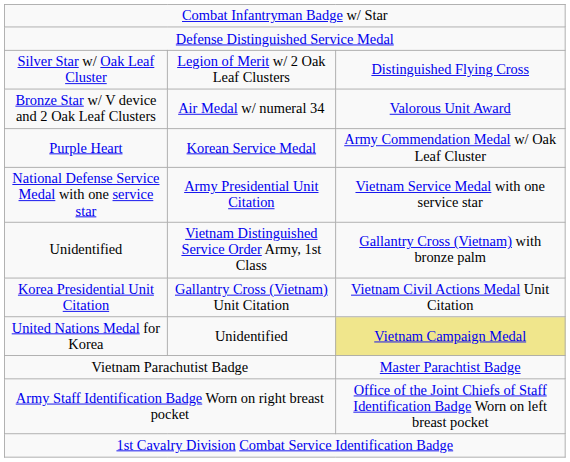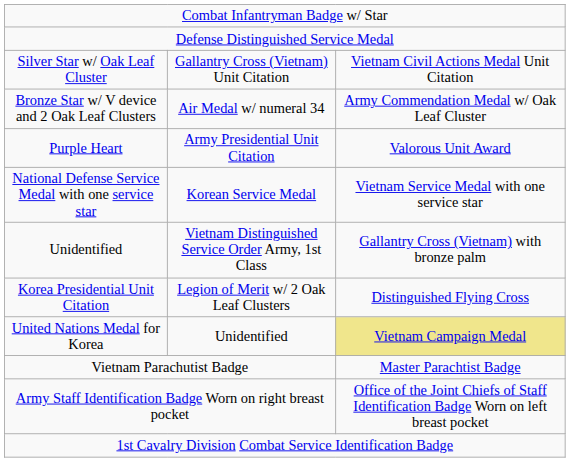(251, 69) Legion of Merit w/ 2 Oak Leaf Clusters -> (251, 69) Gallantry Cross (Vietnam) Unit Citation
(450, 69) Distinguished Flying Cross -> (450, 69) Vietnam Civil Actions Medal Unit Citation
(450, 108) Valorous Unit Award -> (450, 108) Army Commendation Medal w/ Oak Leaf Cluster
(251, 147) Korean Service Medal -> (251, 147) Army Presidential Unit Citation
(450, 147) Army Commendation Medal w/ Oak Leaf Cluster -> (450, 147) Valorous Unit Award
(251, 194) Army Presidential Unit Citation -> (251, 194) Korean Service Medal
(251, 297) Gallantry Cross (Vietnam) Unit Citation -> (251, 297) Legion of Merit w/ 2 Oak Leaf Clusters
(450, 297) Vietnam Civil Actions Medal Unit Citation -> (450, 297) Distinguished Flying Cross
